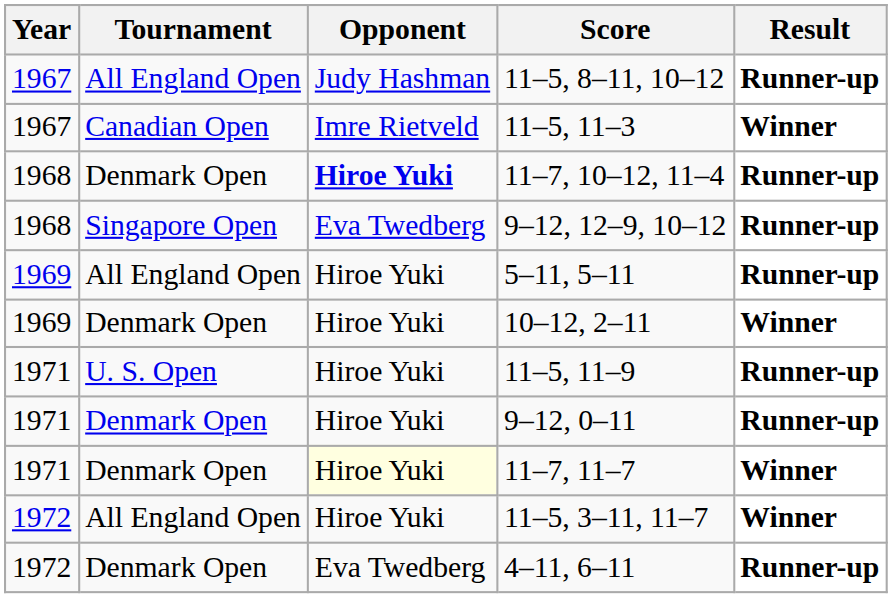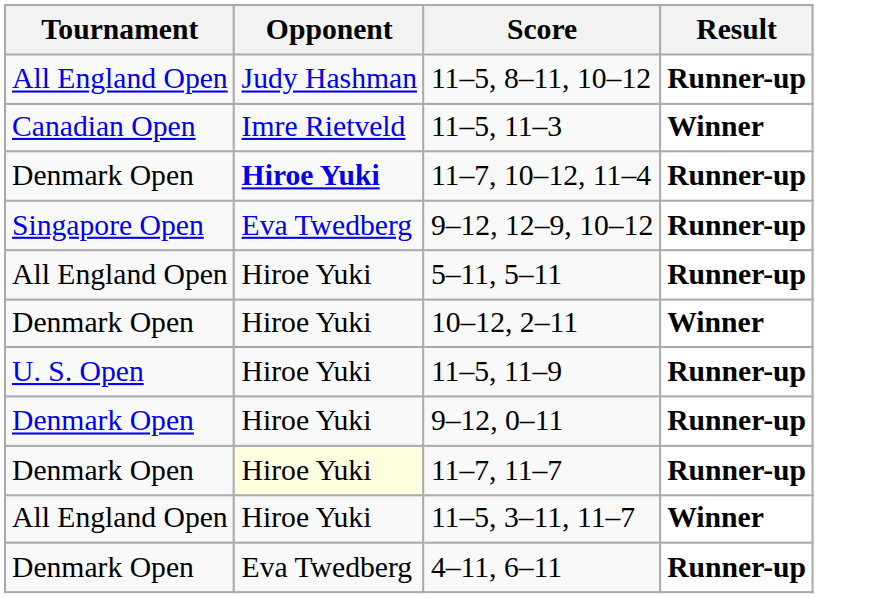- column: (42, 29)
(789, 469) Winner -> (737, 469) Runner-up
